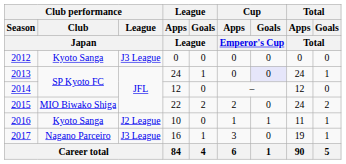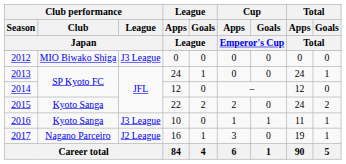(78, 58) Kyoto Sanga -> (78, 58) MIO Biwako Shiga
(269, 74) lavender background -> (269, 74) no background
(78, 105) MIO Biwako Shiga -> (78, 105) Kyoto Sanga
(141, 120) J2 League -> (141, 120) J3 League
(141, 136) J3 League -> (141, 136) J2 League
